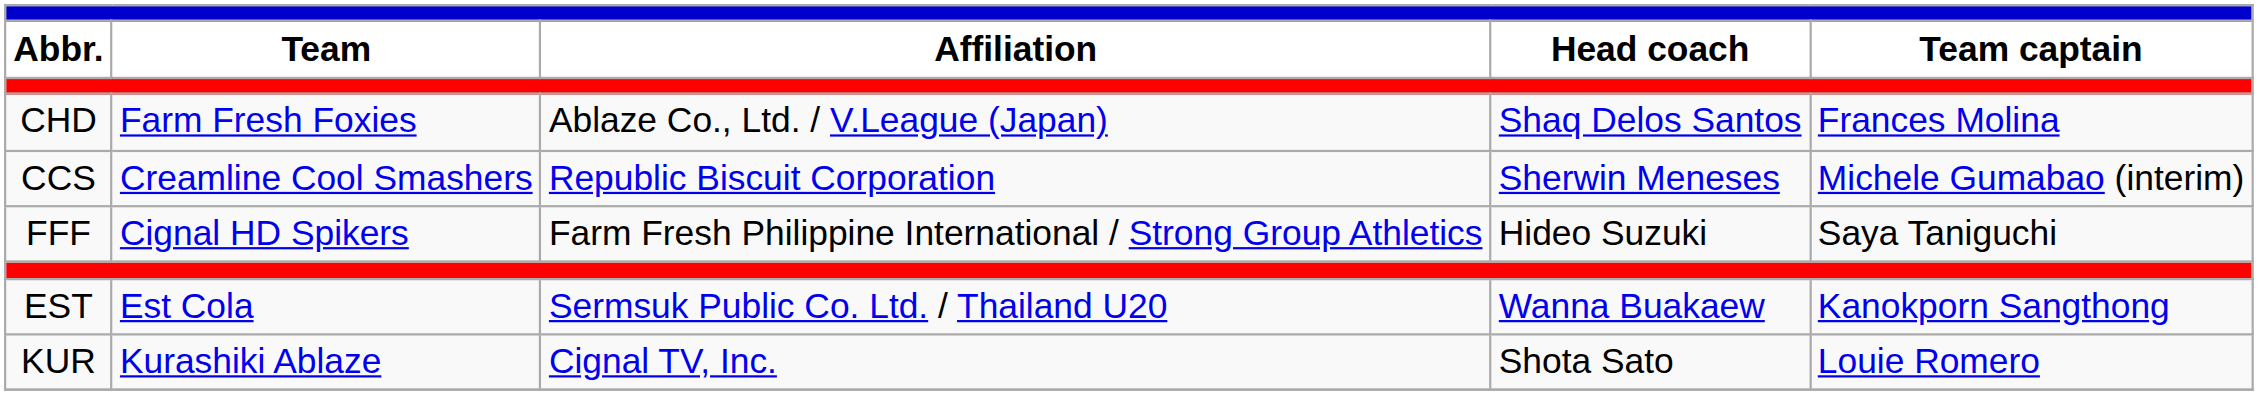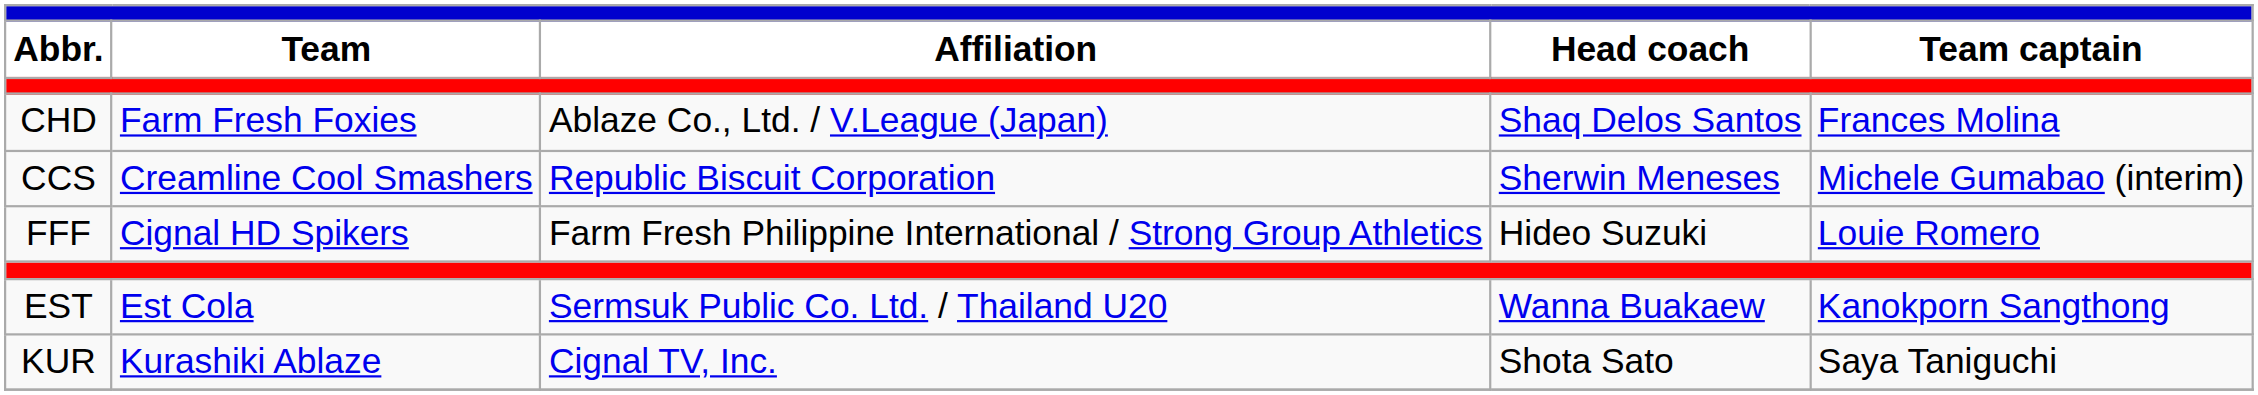(1937, 233) Saya Taniguchi -> (1929, 233) Louie Romero
(1929, 361) Louie Romero -> (1937, 361) Saya Taniguchi
